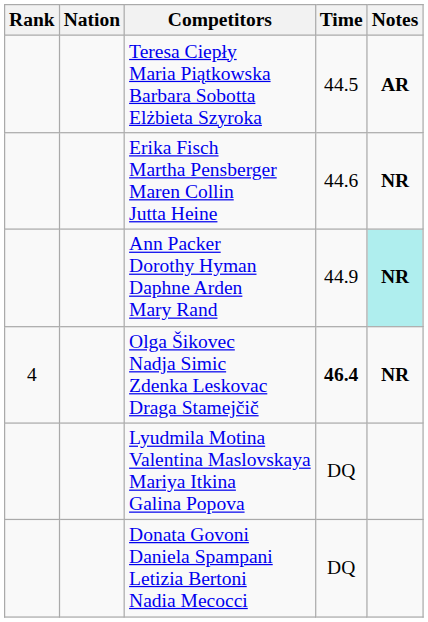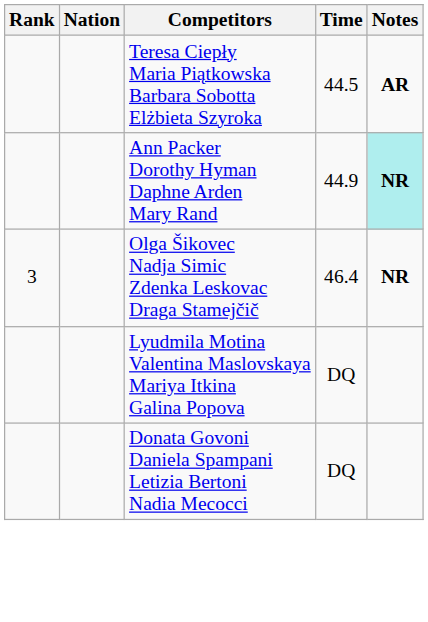- row: (203, 180)
(32, 374) 4 -> (32, 277) 3
(341, 374) bold -> (341, 277) normal
